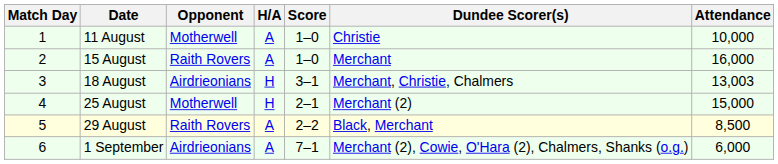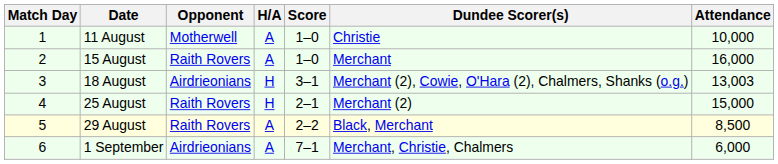(423, 81) Merchant, Christie, Chalmers -> (511, 81) Merchant (2), Cowie, O'Hara (2), Chalmers, Shanks (o.g.)
(203, 103) Motherwell -> (210, 103) Raith Rovers
(511, 147) Merchant (2), Cowie, O'Hara (2), Chalmers, Shanks (o.g.) -> (423, 147) Merchant, Christie, Chalmers
